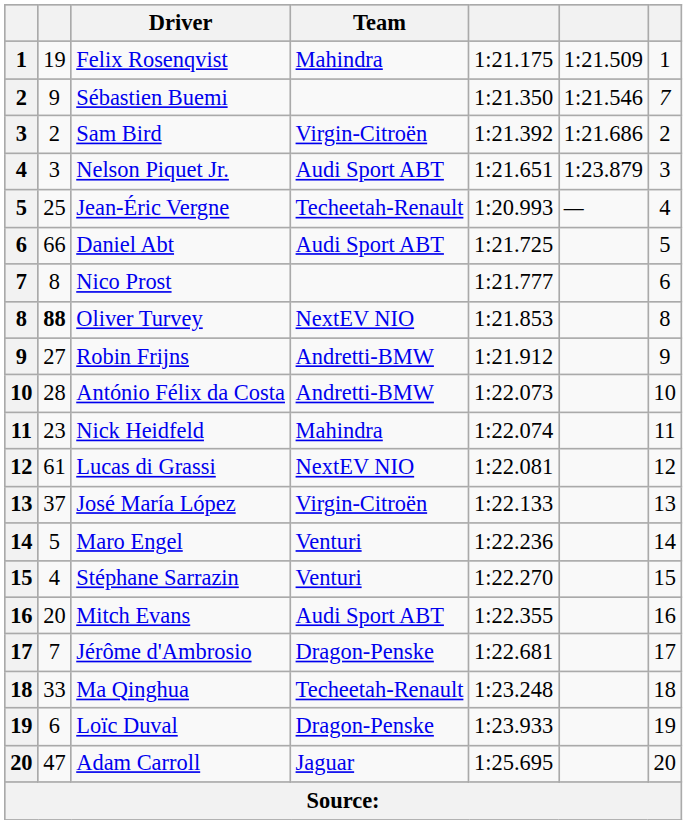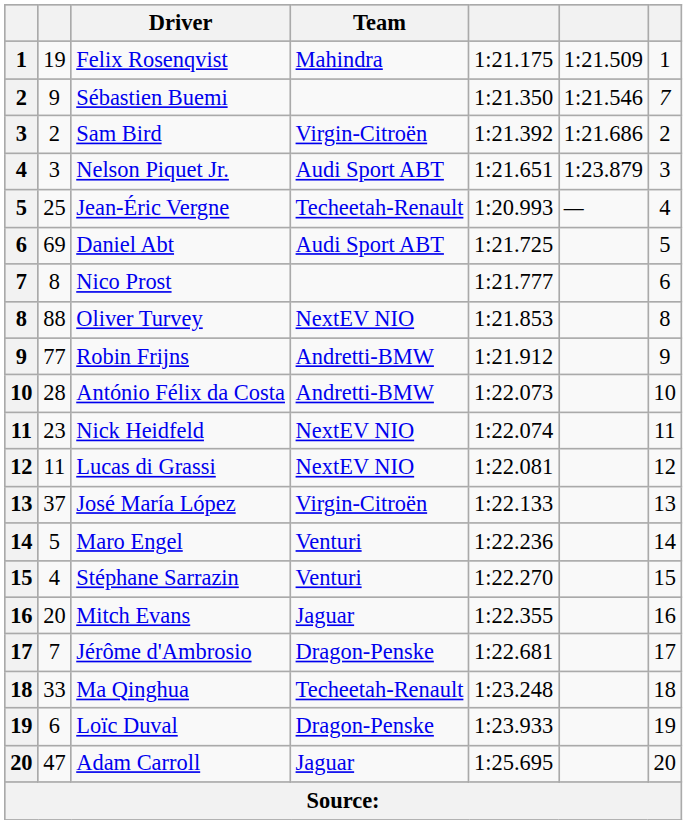(54, 244) 66 -> (54, 244) 69
(54, 318) bold -> (54, 318) normal
(54, 355) 27 -> (54, 355) 77
(339, 429) Mahindra -> (355, 429) NextEV NIO
(54, 466) 61 -> (54, 466) 11
(370, 614) Audi Sport ABT -> (325, 614) Jaguar
